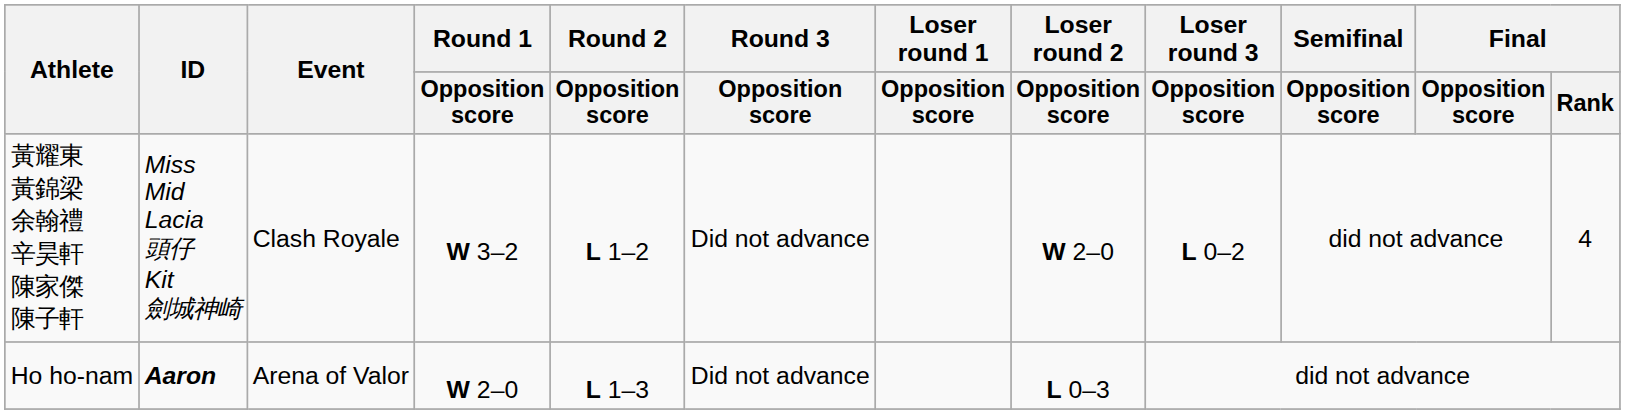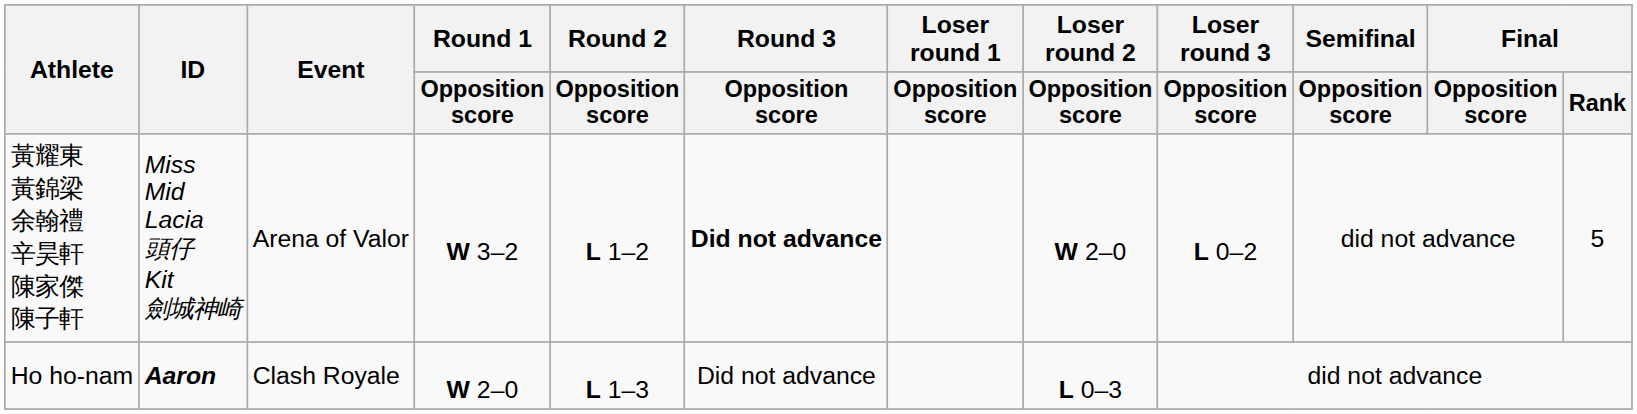(326, 238) Clash Royale -> (331, 238) Arena of Valor
(780, 238) normal -> (786, 238) bold
(1585, 238) 4 -> (1597, 238) 5
(331, 376) Arena of Valor -> (326, 376) Clash Royale
